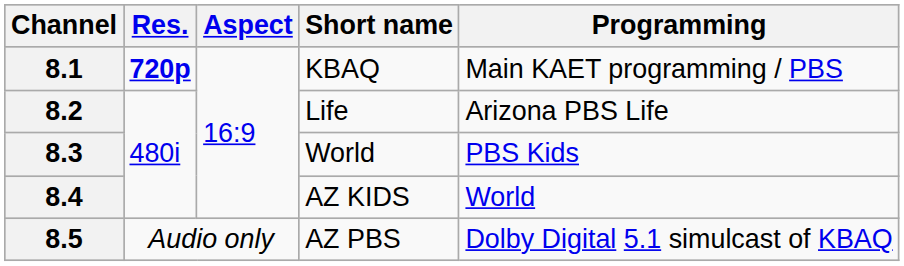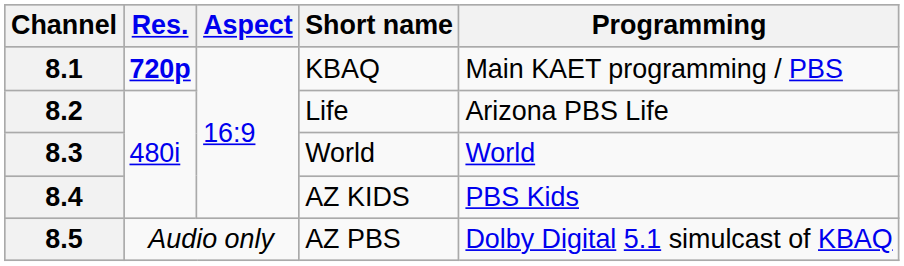(522, 153) PBS Kids -> (500, 153) World
(500, 196) World -> (522, 196) PBS Kids
